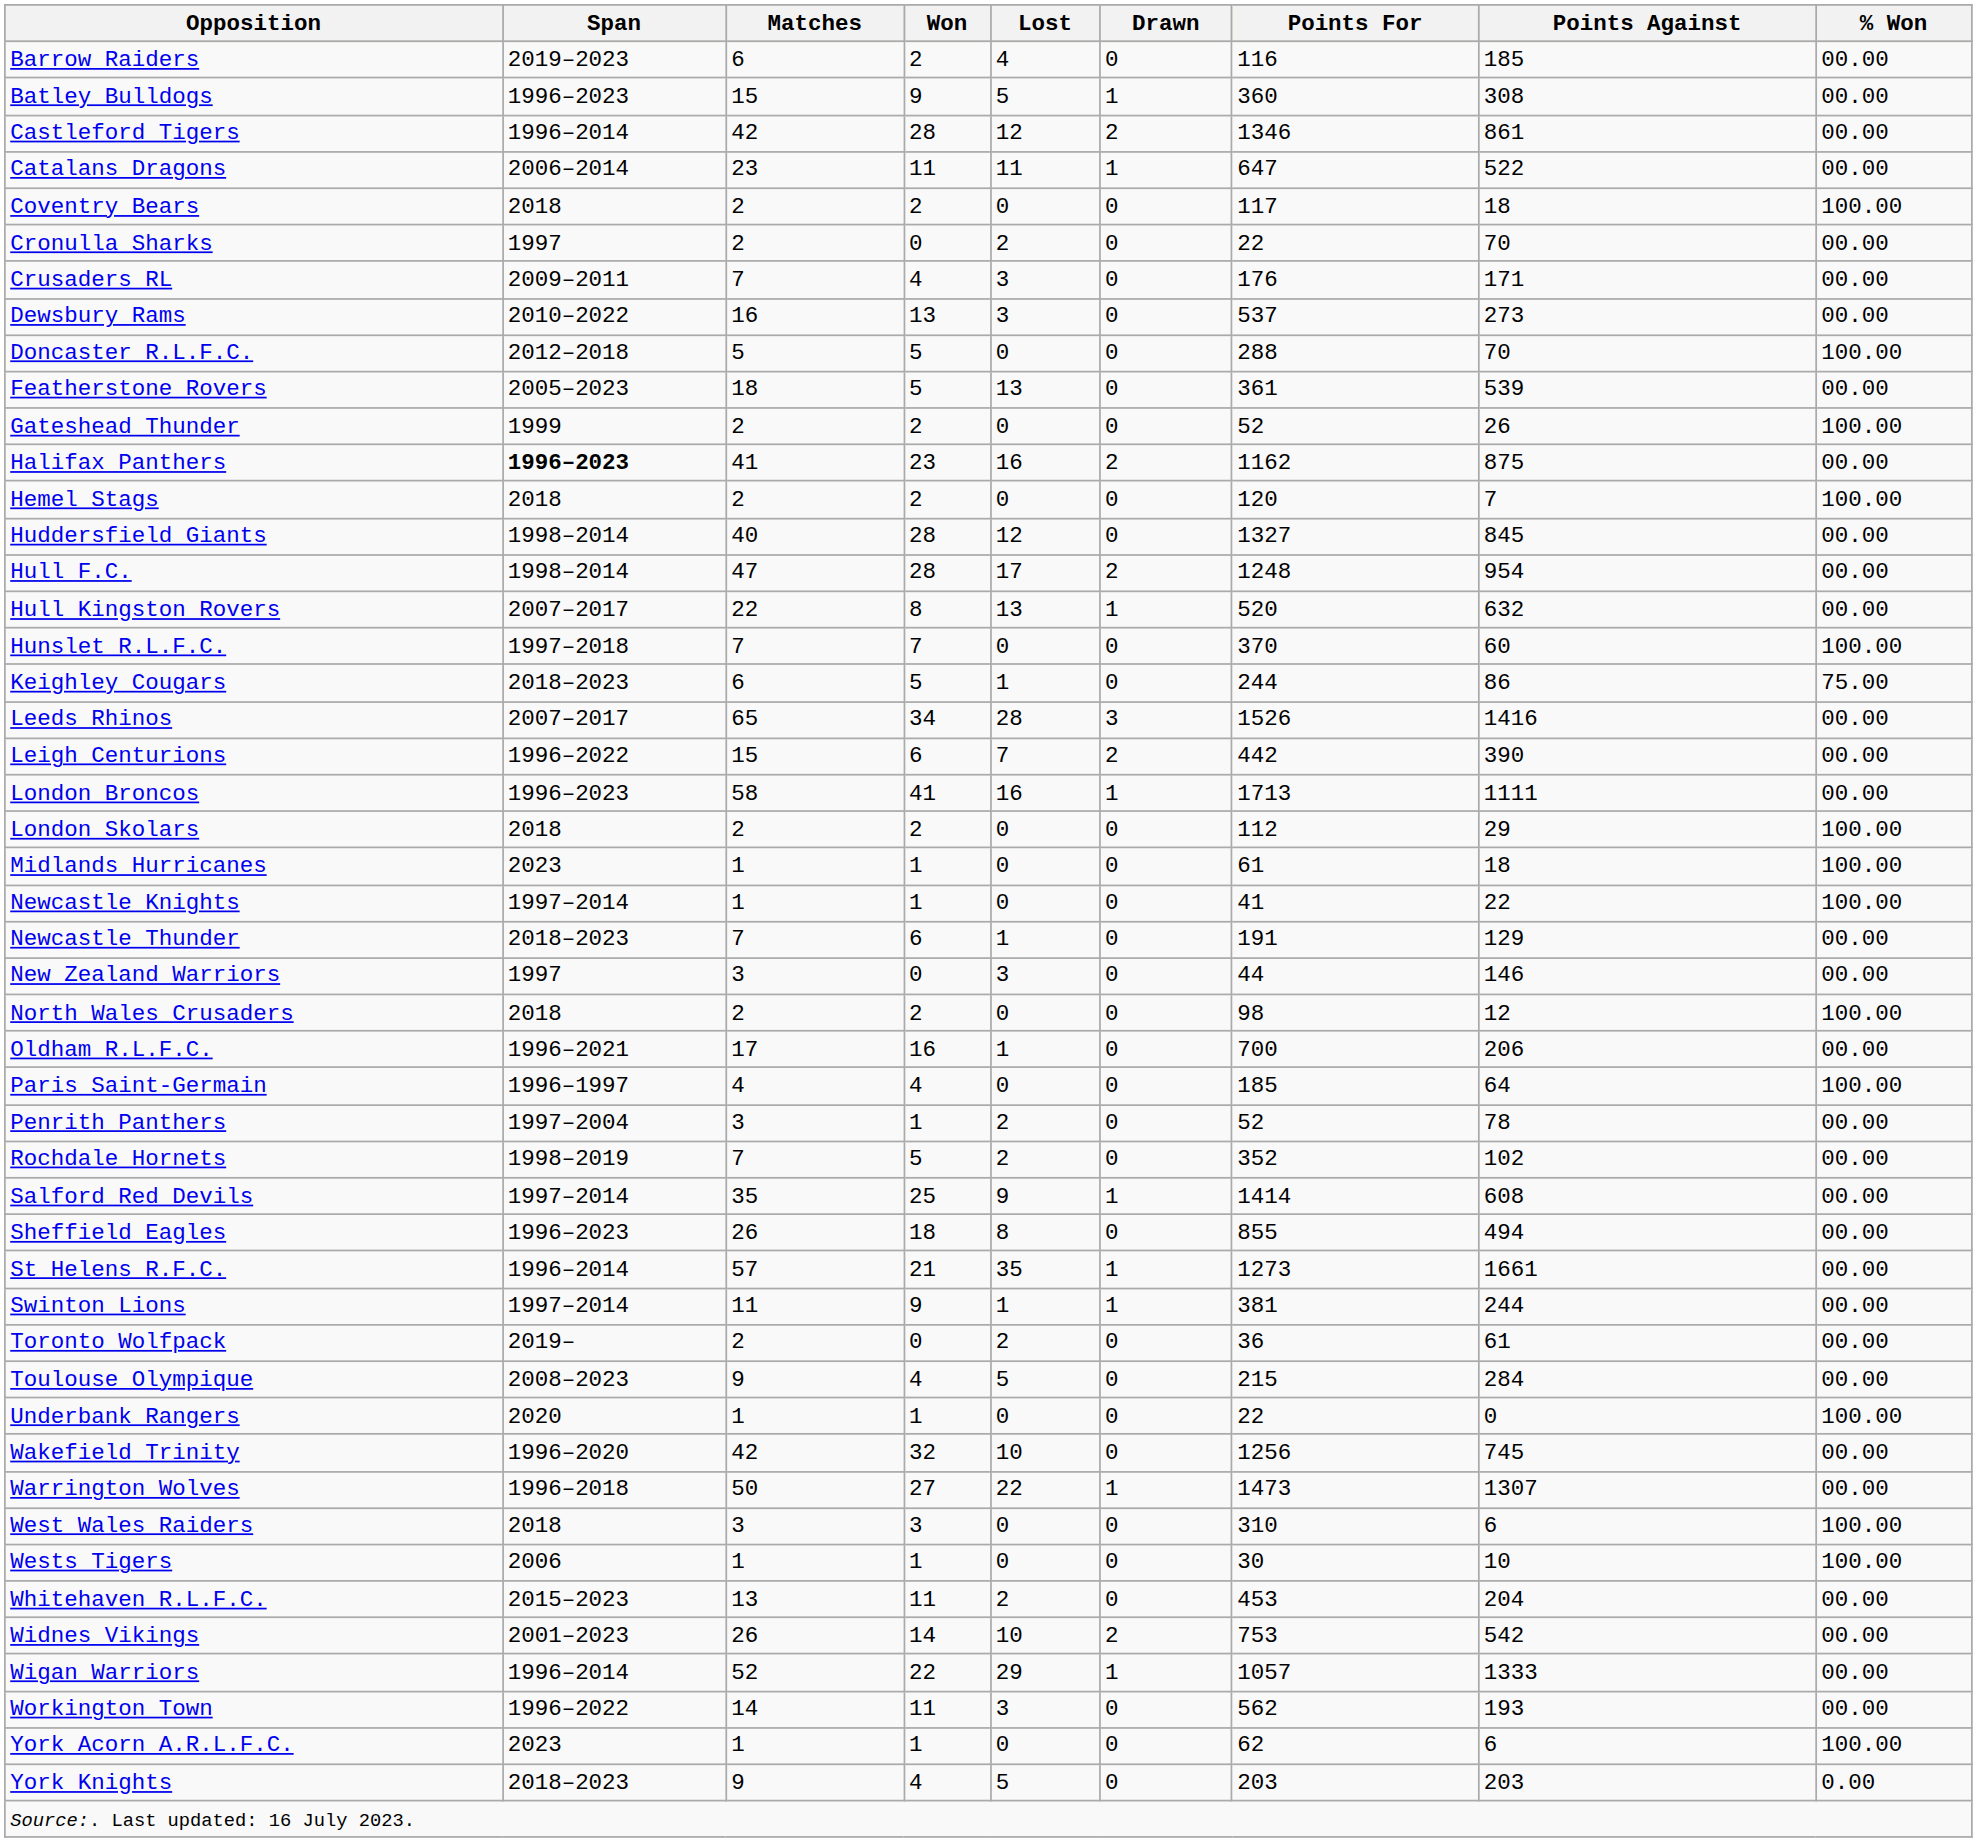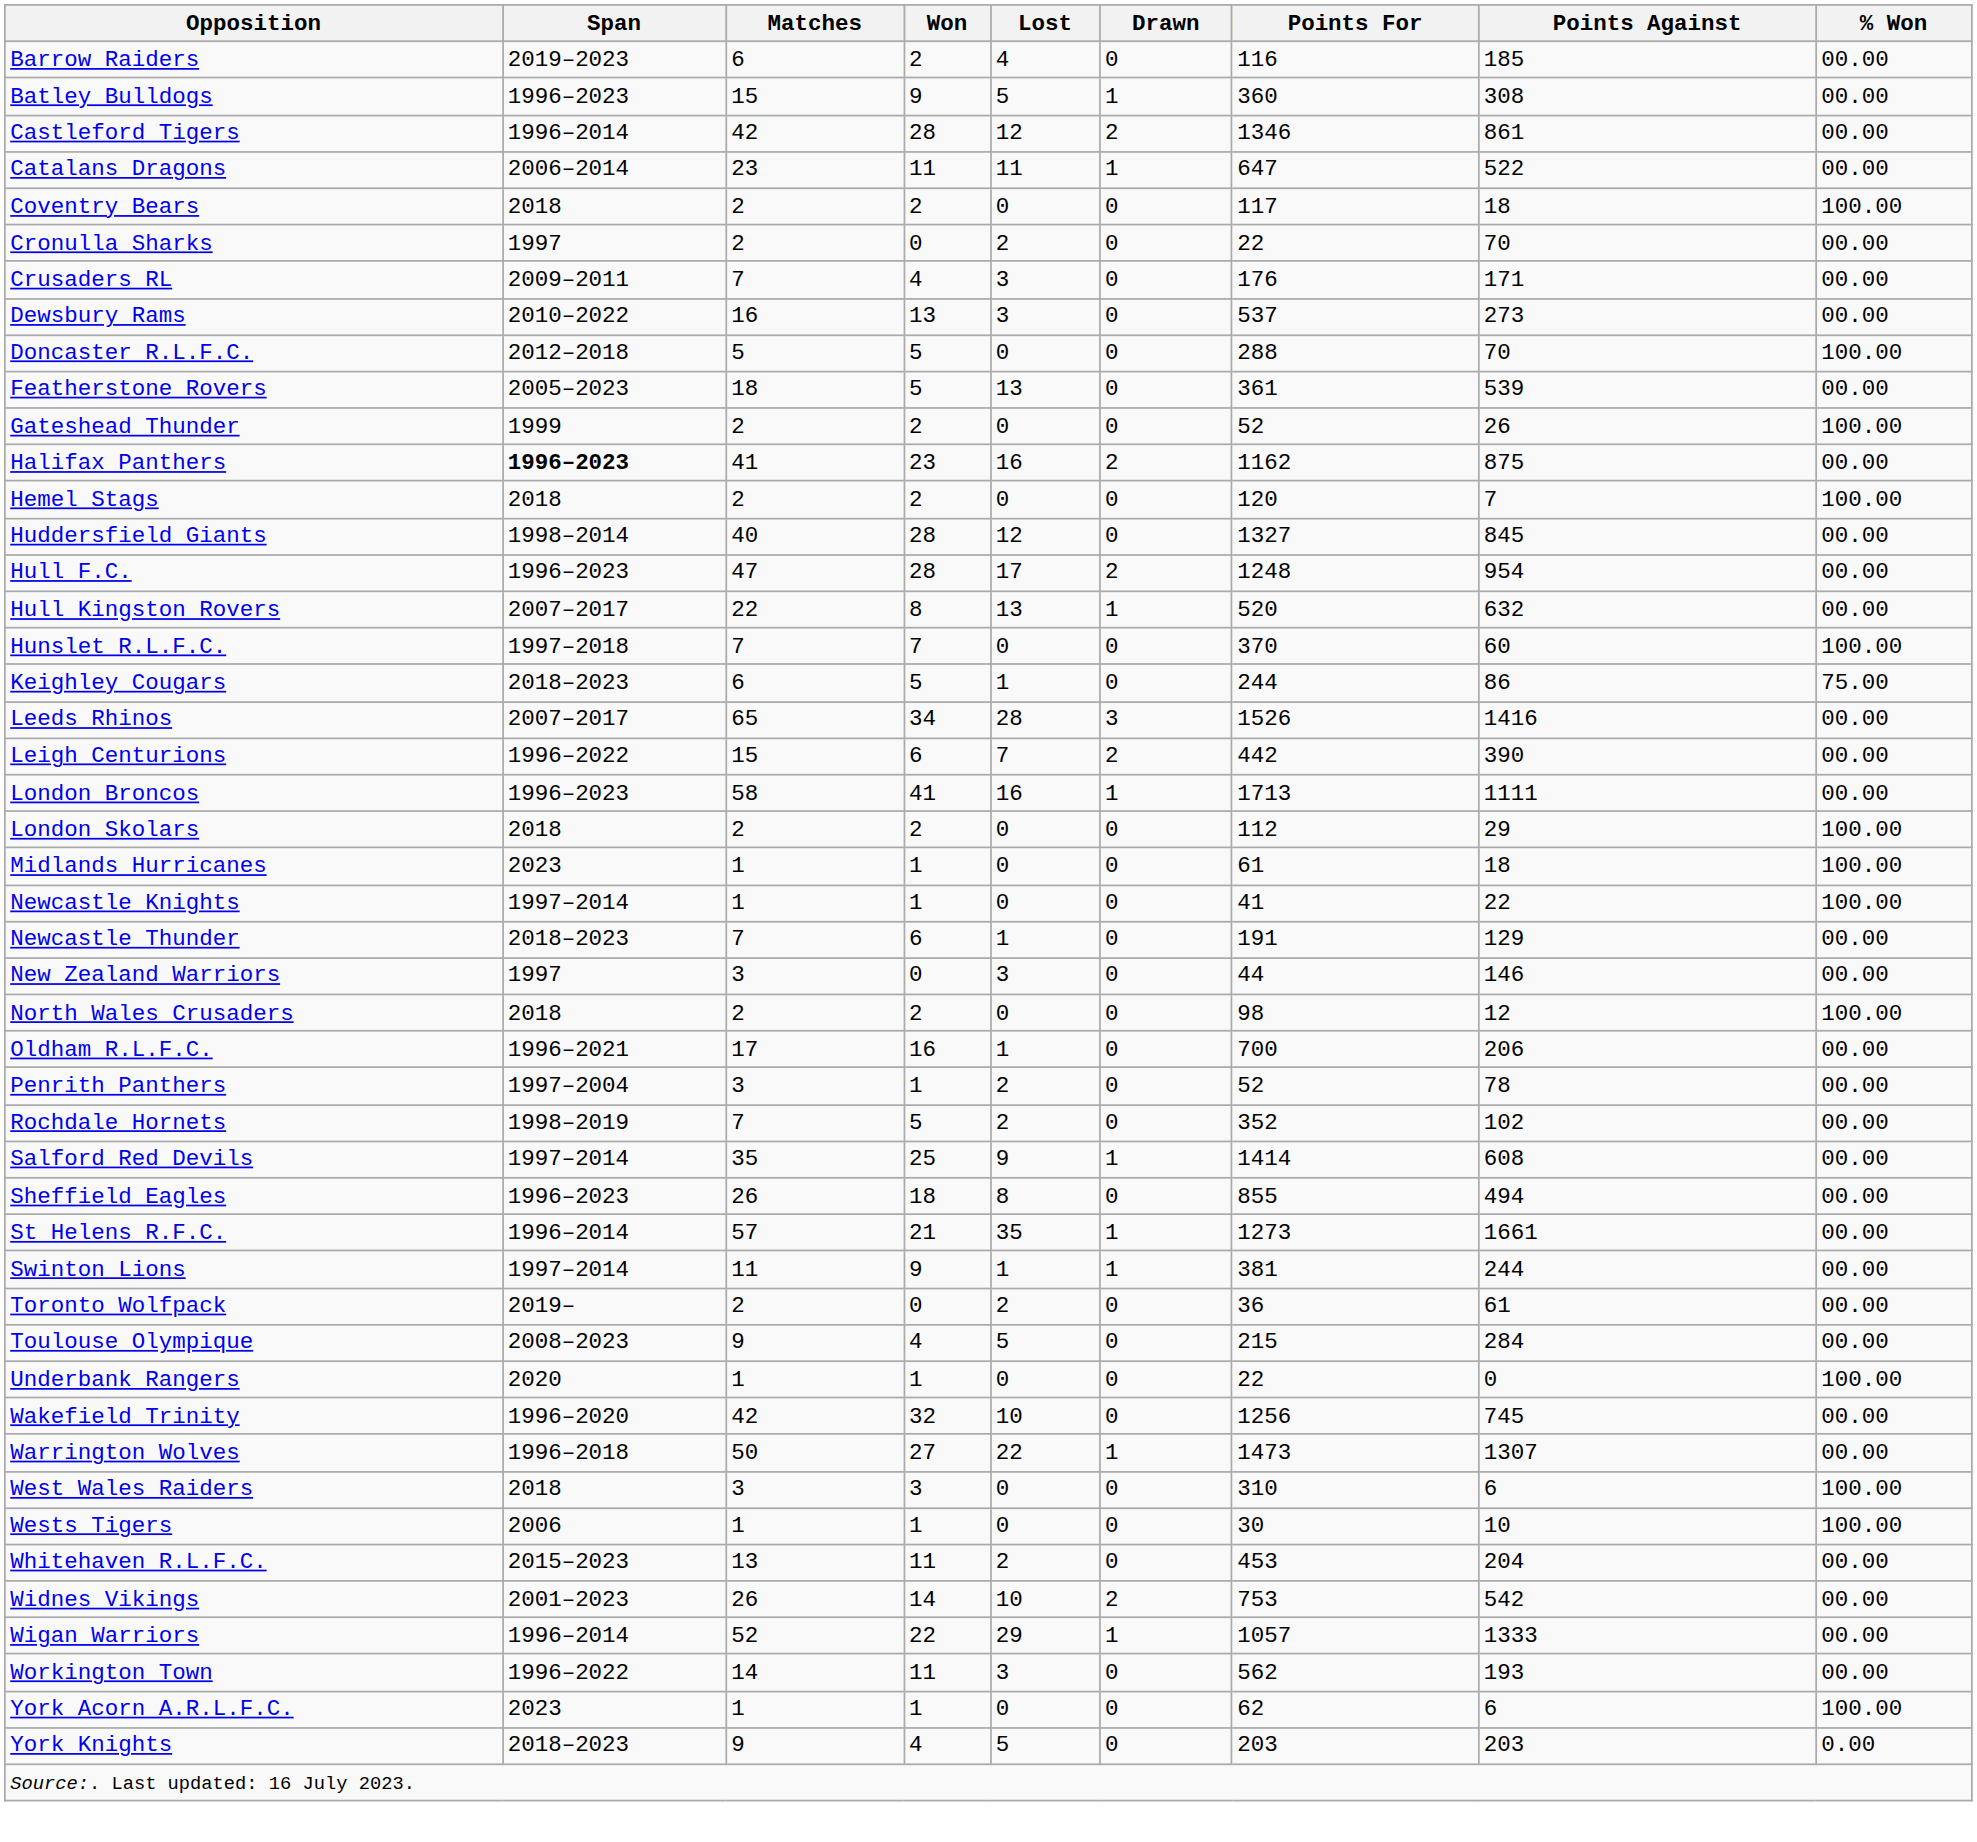(568, 573) 1998–2014 -> (568, 573) 1996–2023
- row: (138, 1086)
